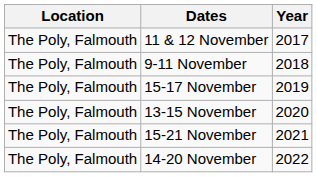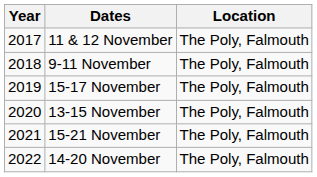columns swapped: (292, 16) <-> (73, 16)
